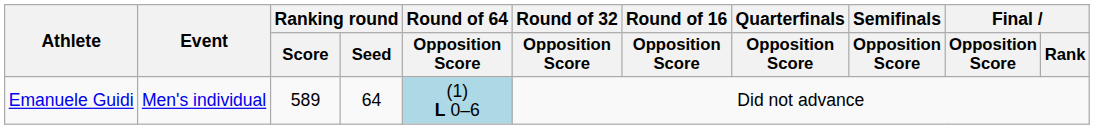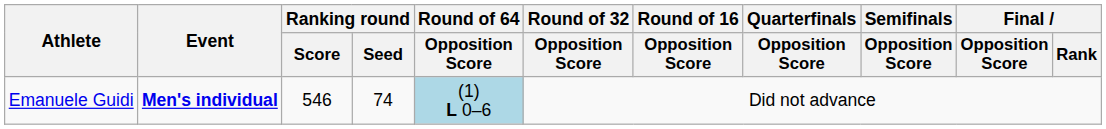(204, 101) normal -> (210, 101) bold
(306, 101) 589 -> (317, 101) 546
(372, 101) 64 -> (383, 101) 74
